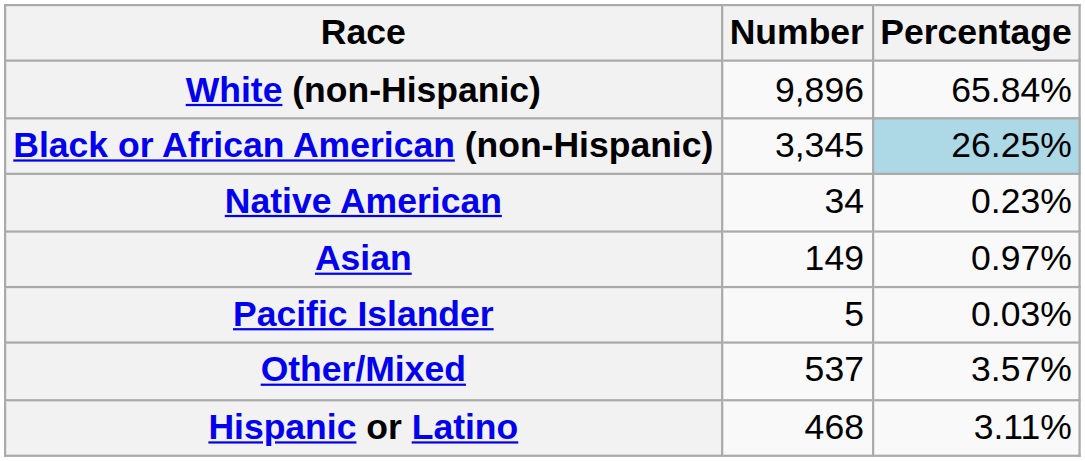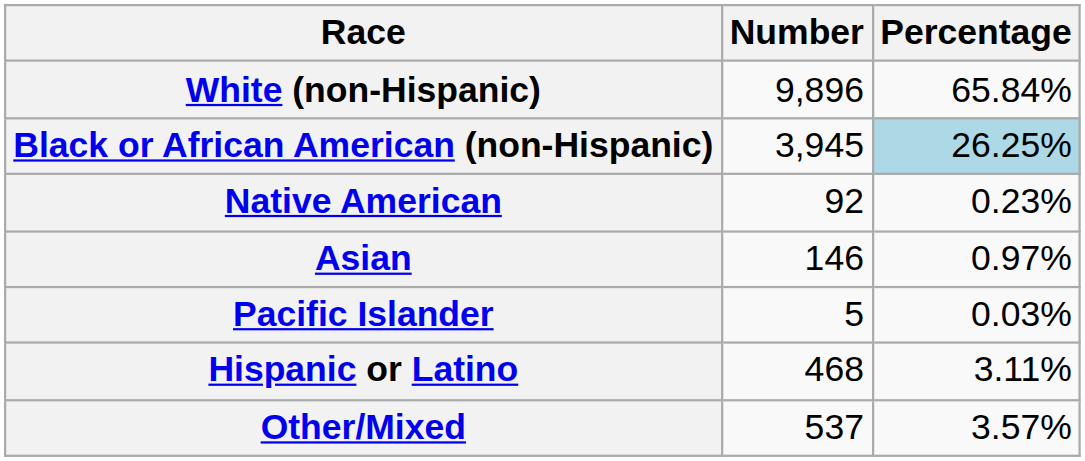(819, 145) 3,345 -> (819, 145) 3,945
(844, 201) 34 -> (844, 201) 92
(834, 257) 149 -> (834, 257) 146
rows swapped: (363, 370) <-> (363, 426)
